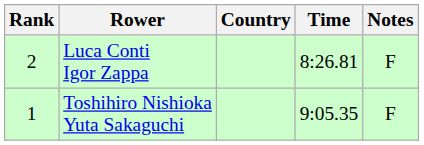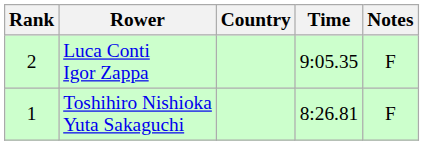(329, 61) 8:26.81 -> (329, 61) 9:05.35
(329, 113) 9:05.35 -> (329, 113) 8:26.81
